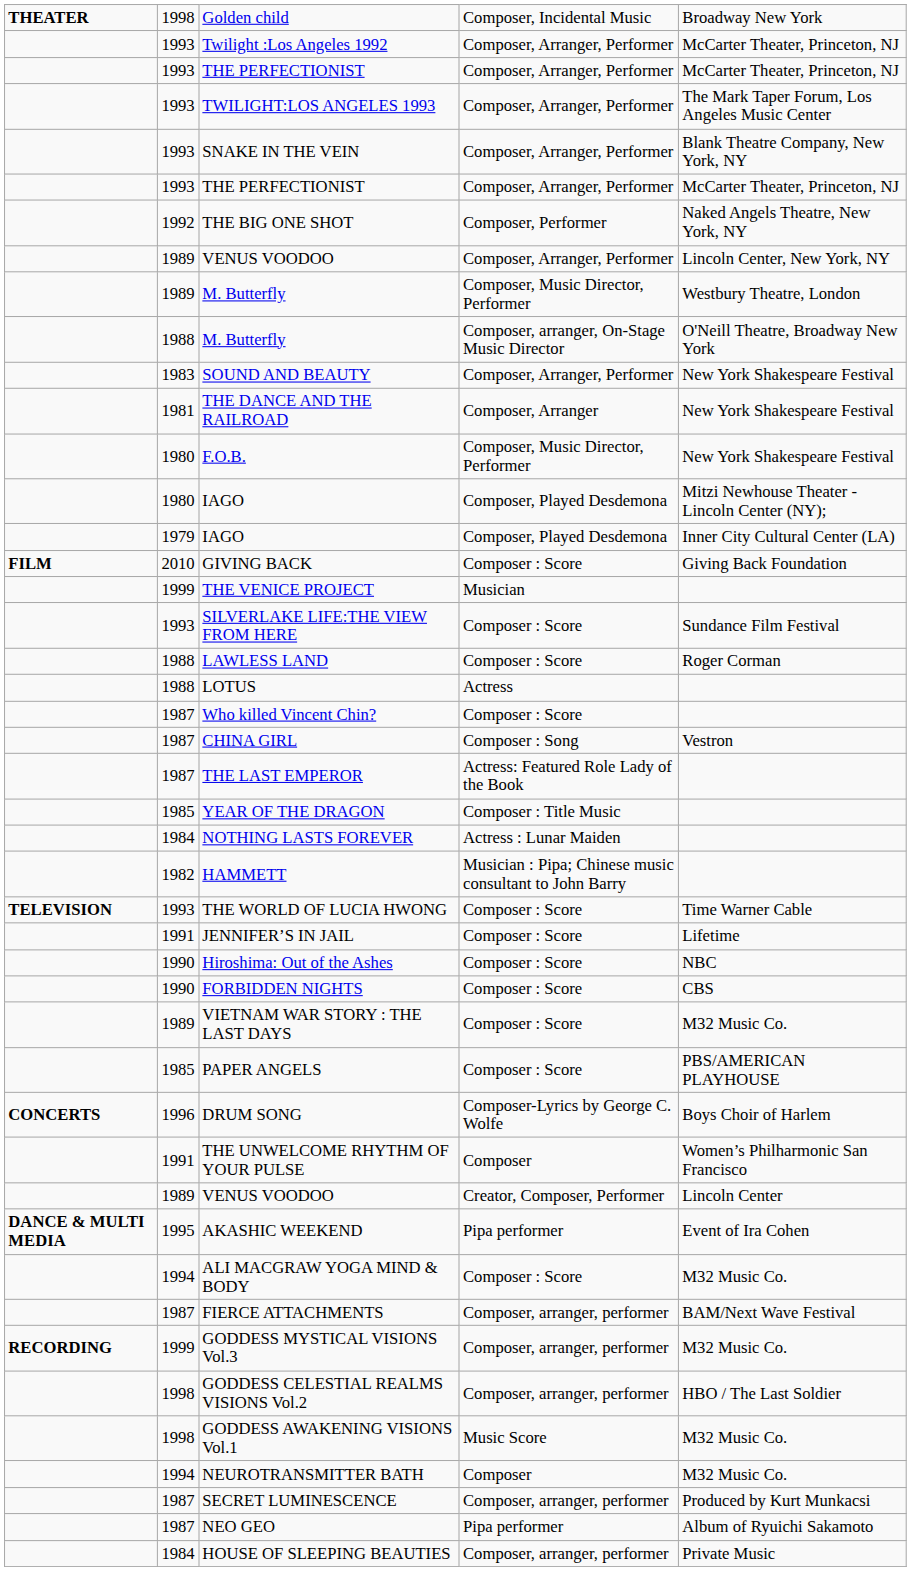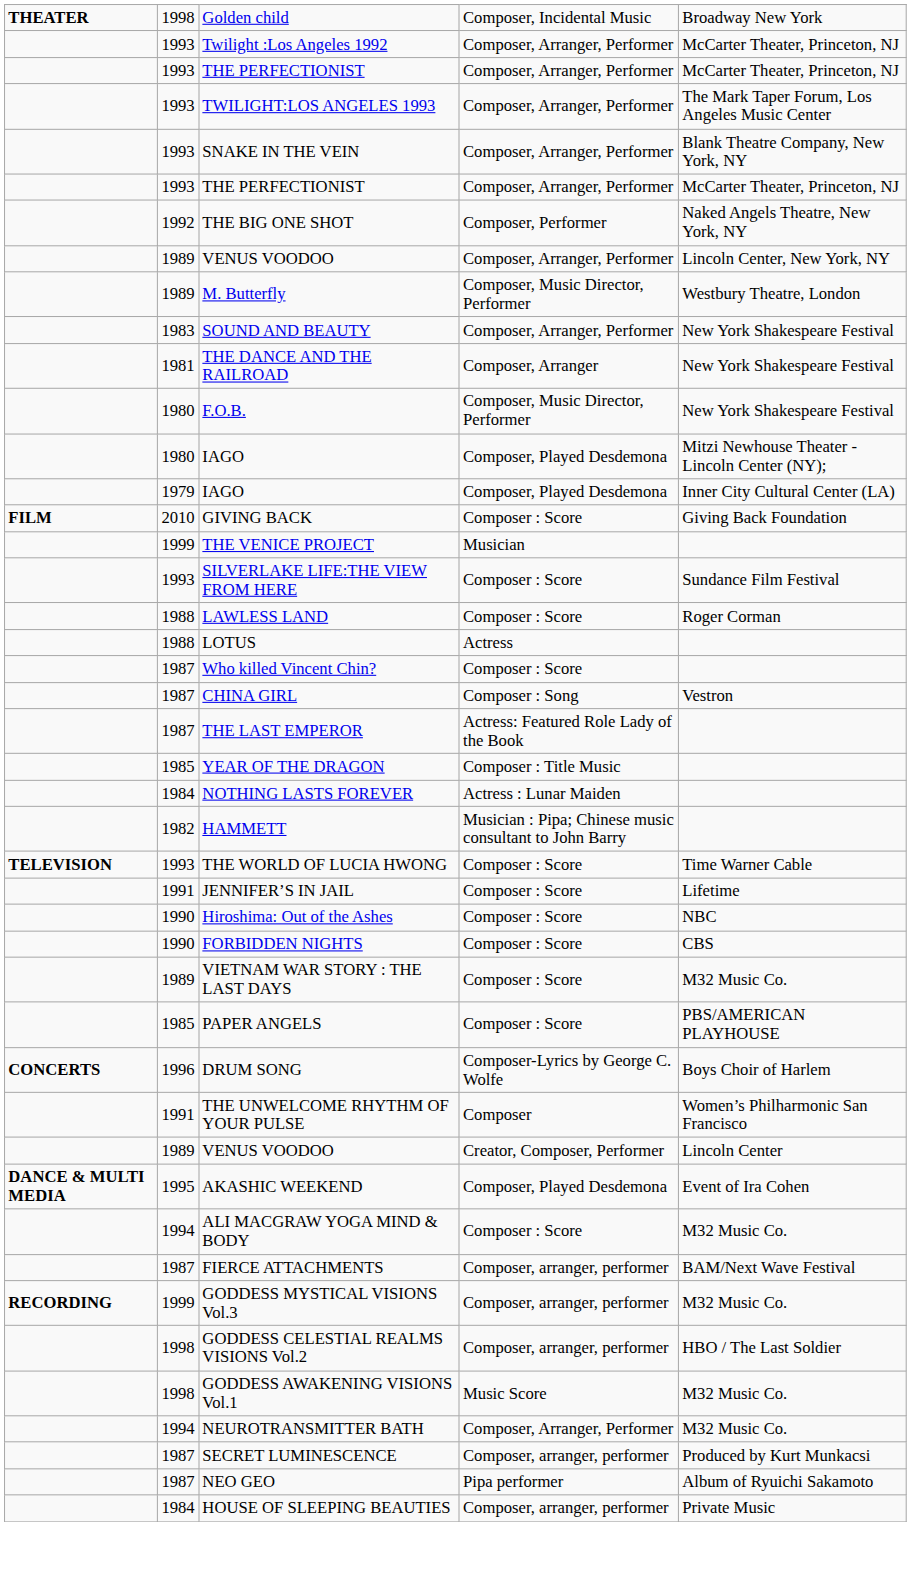- row: (178, 339)
(513, 1231) Pipa performer -> (565, 1186) Composer, Played Desdemona
(497, 1474) Composer -> (568, 1428) Composer, Arranger, Performer
